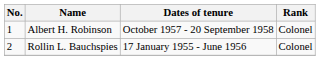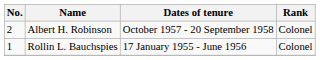(9, 30) 1 -> (9, 30) 2
(9, 47) 2 -> (9, 47) 1
